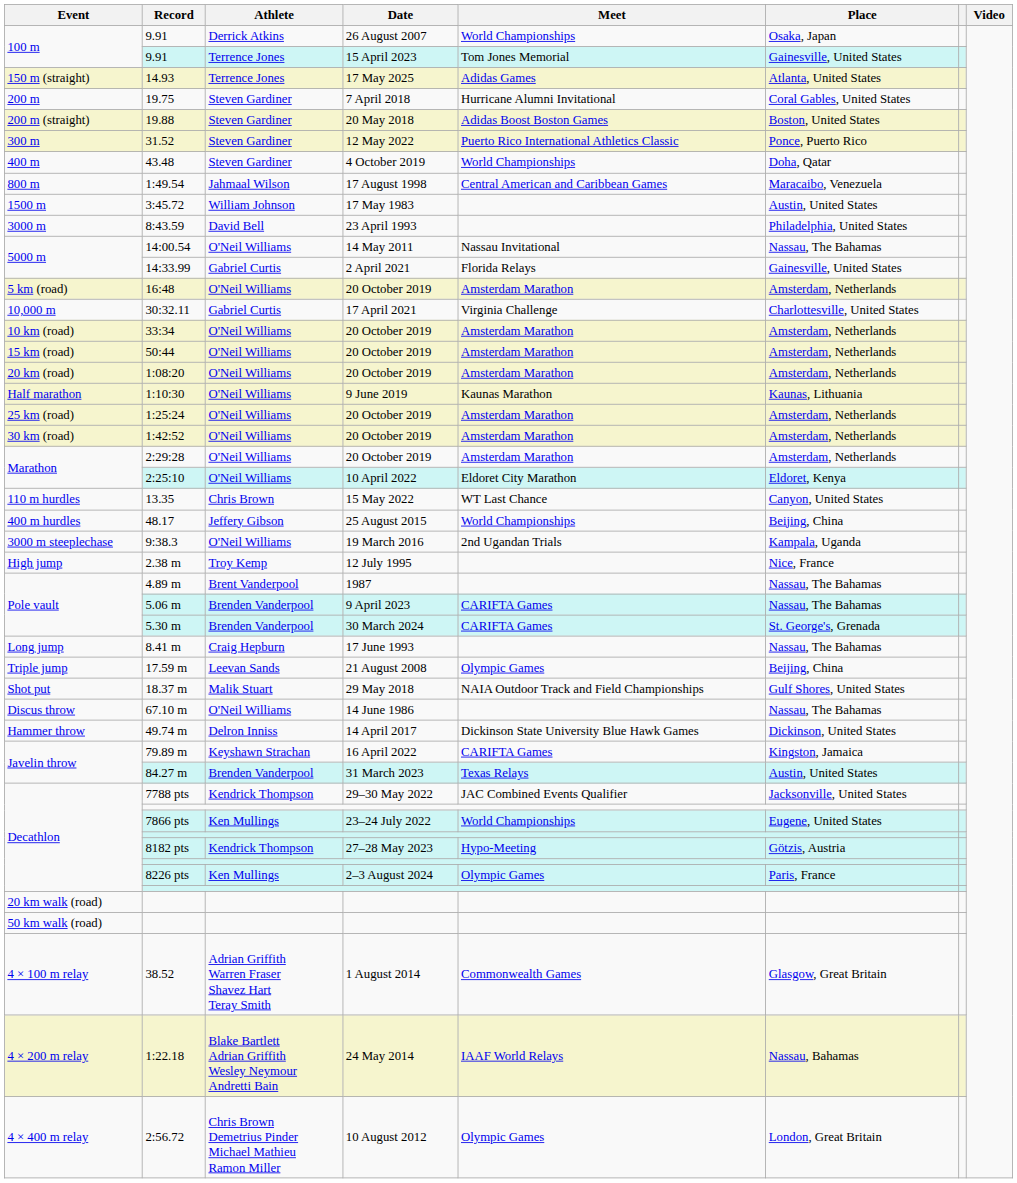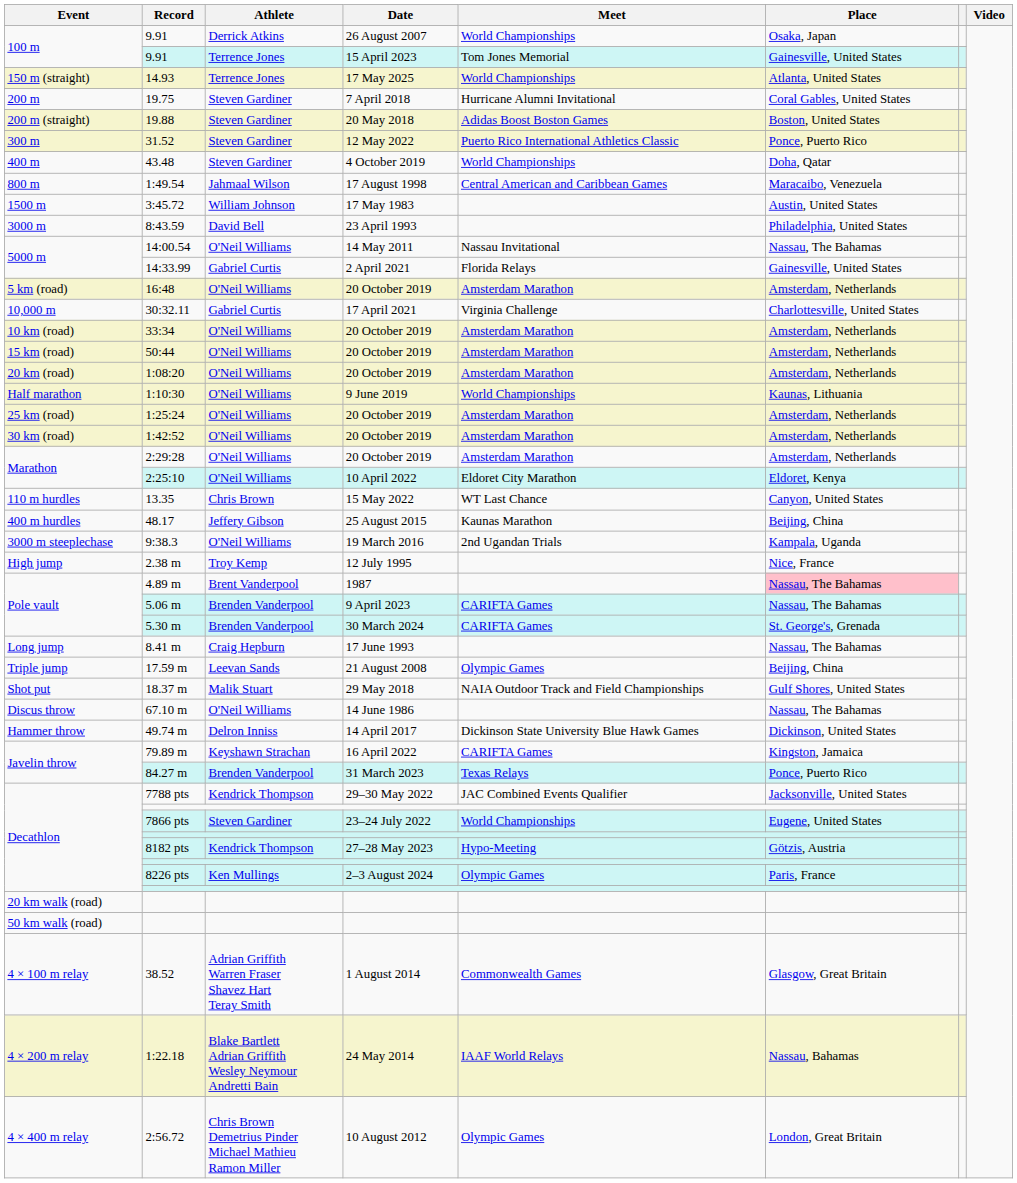(498, 78) Adidas Games -> (518, 78) World Championships
(507, 394) Kaunas Marathon -> (518, 394) World Championships
(518, 520) World Championships -> (507, 520) Kaunas Marathon
(825, 583) no background -> (825, 583) pink background
(823, 773) Austin, United States -> (818, 773) Ponce, Puerto Rico
(244, 821) Ken Mullings -> (250, 821) Steven Gardiner
